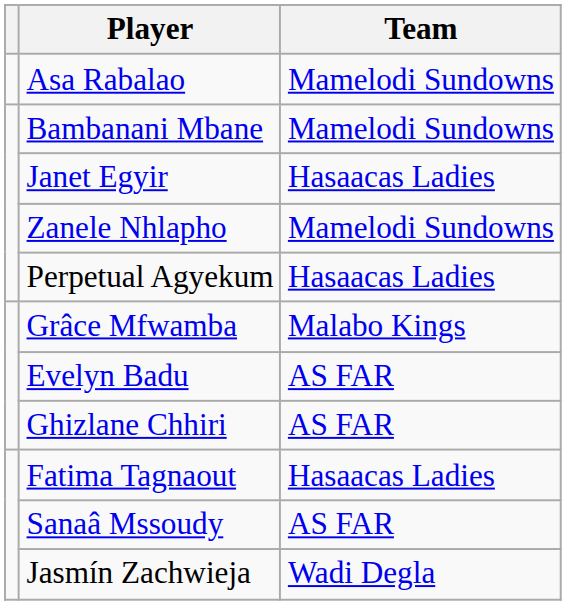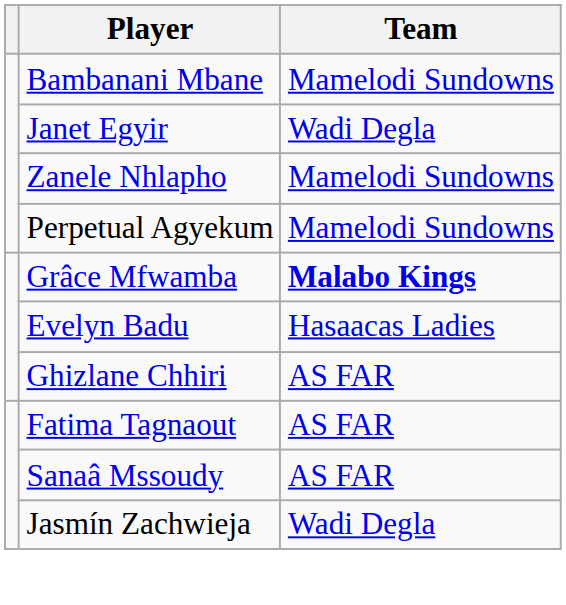- row: (106, 78)
(391, 177) Hasaacas Ladies -> (362, 128) Wadi Degla
(391, 276) Hasaacas Ladies -> (421, 227) Mamelodi Sundowns
(377, 326) normal -> (382, 276) bold
(341, 375) AS FAR -> (391, 326) Hasaacas Ladies
(391, 474) Hasaacas Ladies -> (341, 425) AS FAR
